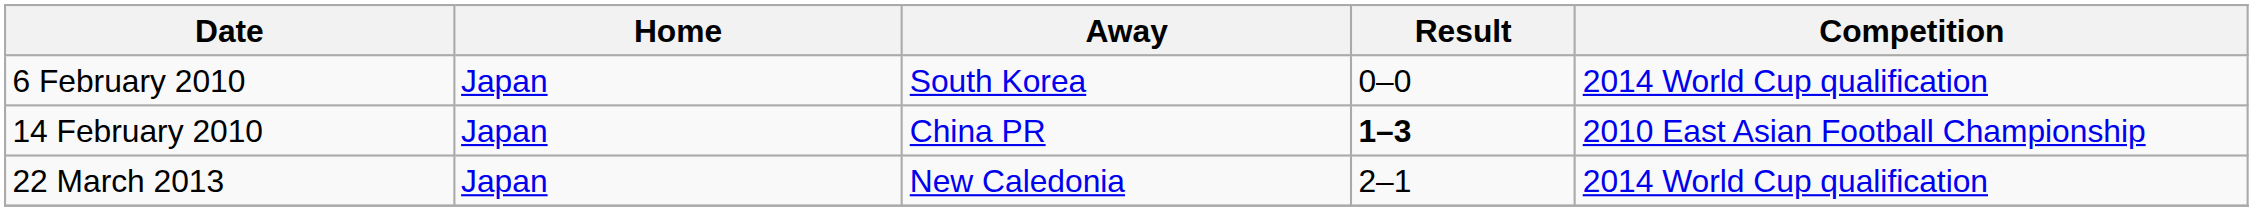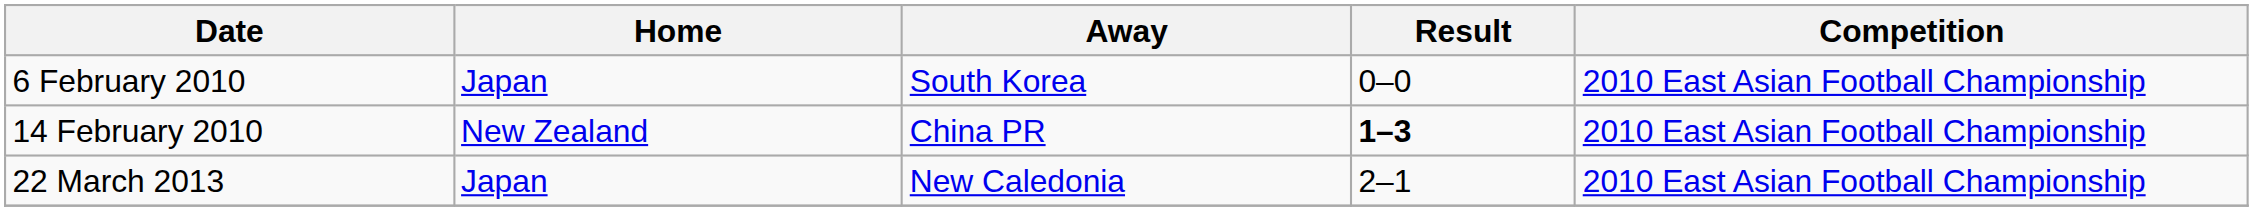(1785, 81) 2014 World Cup qualification -> (1864, 81) 2010 East Asian Football Championship
(504, 131) Japan -> (555, 131) New Zealand
(1785, 181) 2014 World Cup qualification -> (1864, 181) 2010 East Asian Football Championship
